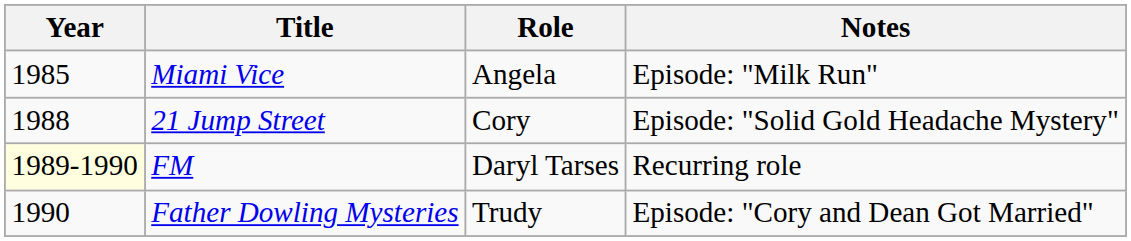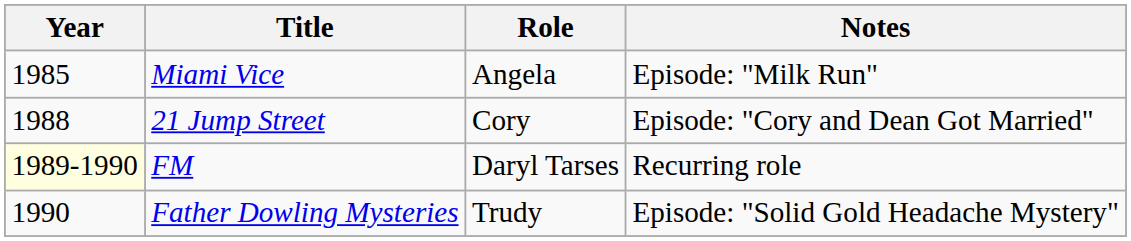(876, 119) Episode: "Solid Gold Headache Mystery" -> (863, 119) Episode: "Cory and Dean Got Married"
(863, 212) Episode: "Cory and Dean Got Married" -> (876, 212) Episode: "Solid Gold Headache Mystery"
